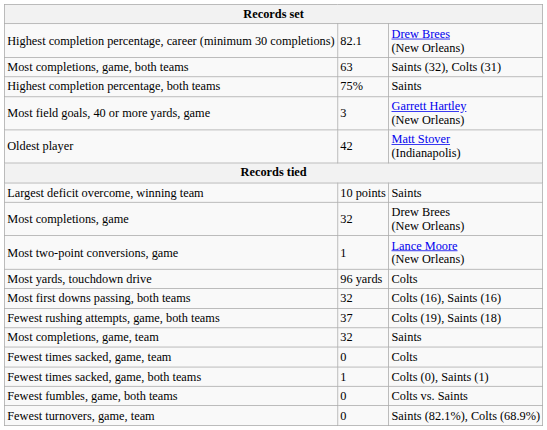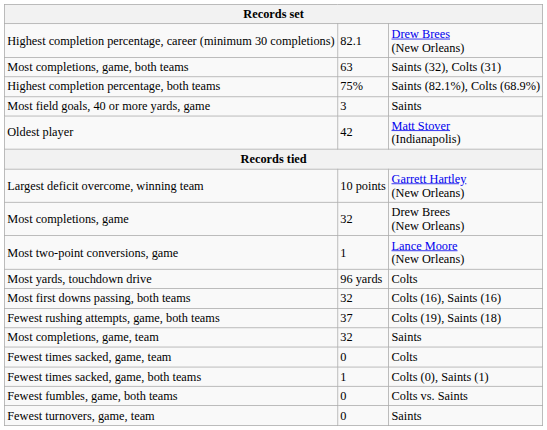(407, 86) Saints -> (466, 86) Saints (82.1%), Colts (68.9%)
(429, 113) Garrett Hartley (New Orleans) -> (407, 106) Saints
(407, 192) Saints -> (429, 185) Garrett Hartley (New Orleans)
(466, 415) Saints (82.1%), Colts (68.9%) -> (407, 415) Saints
